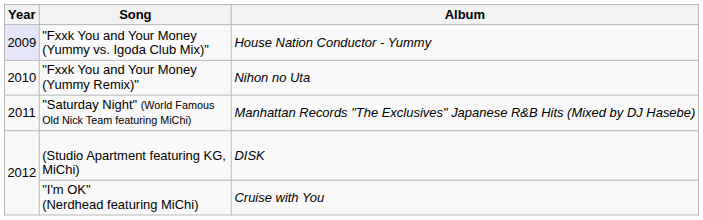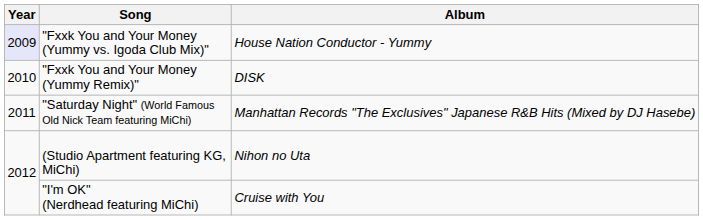(272, 77) Nihon no Uta -> (250, 77) DISK
(250, 155) DISK -> (272, 155) Nihon no Uta
